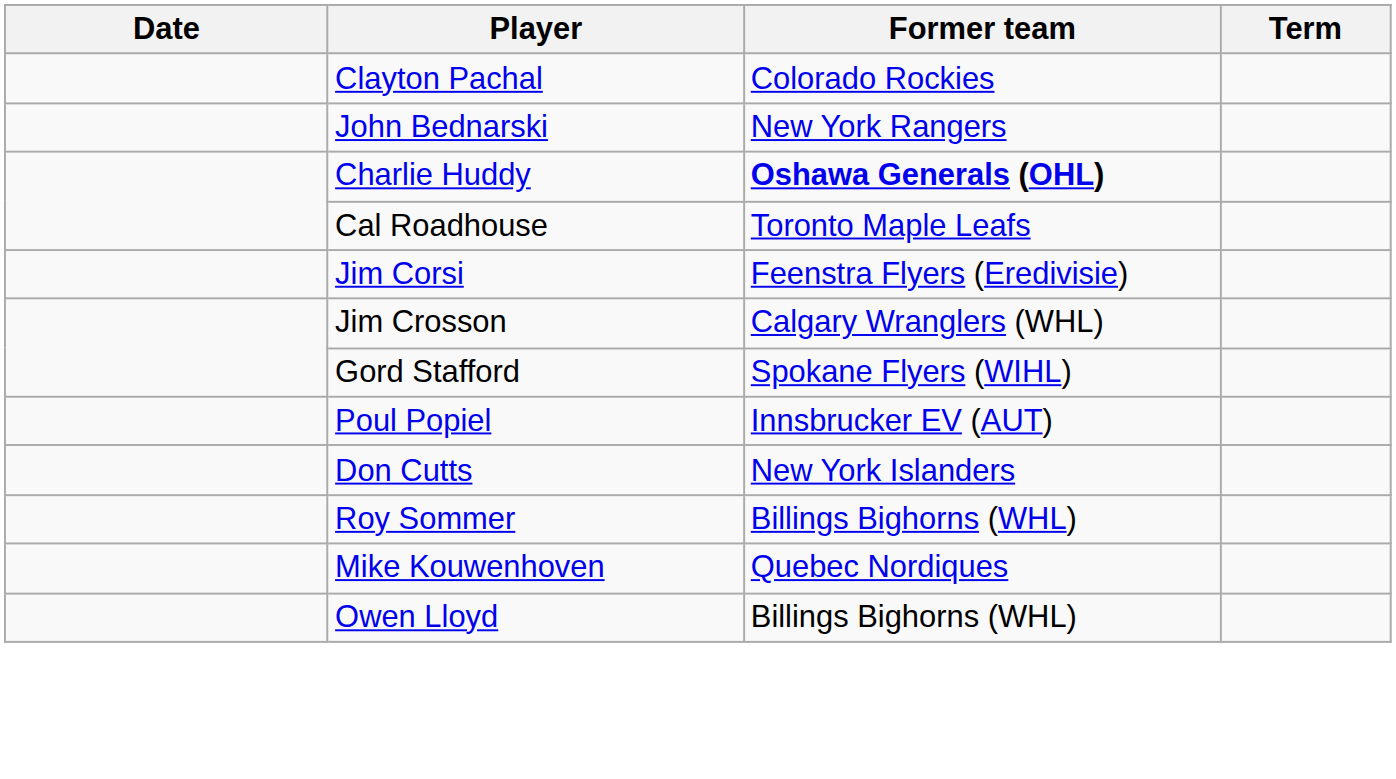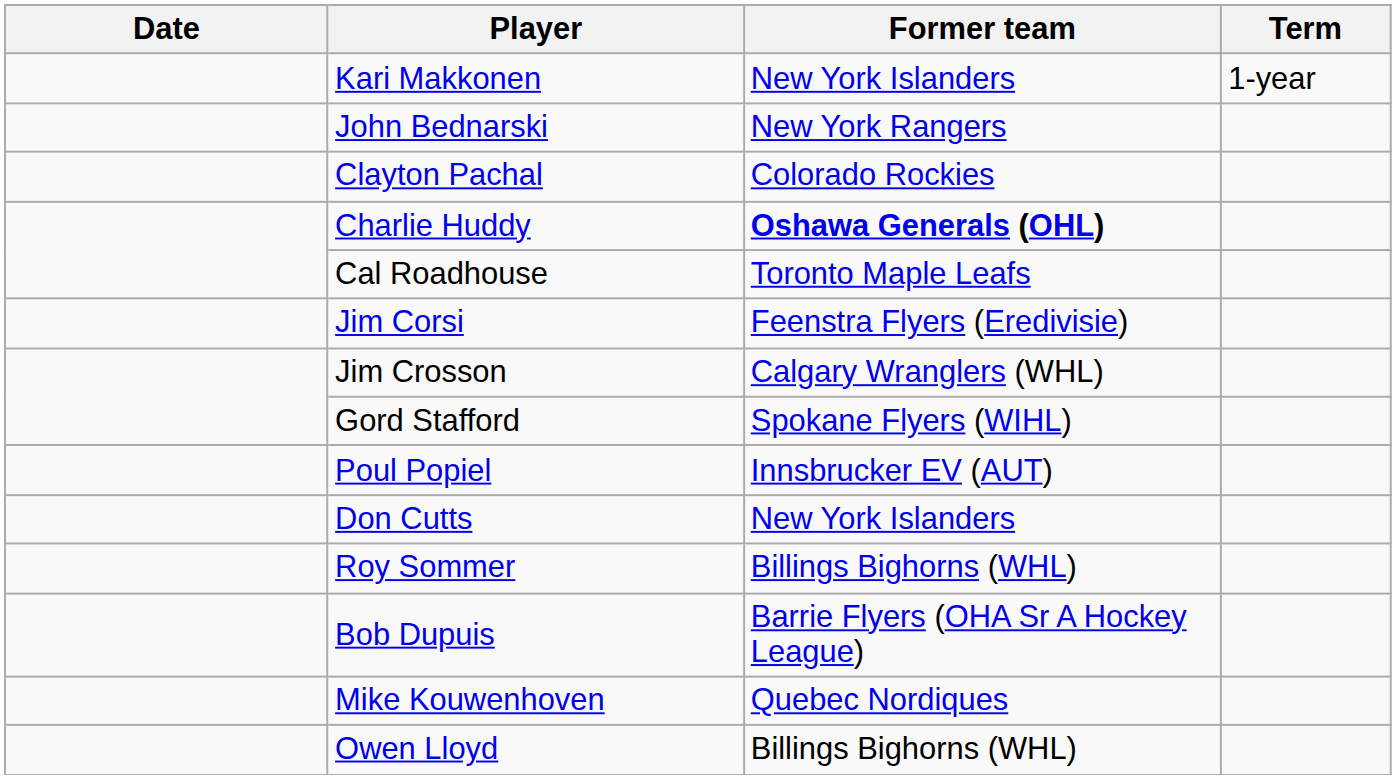+ row: (438, 77)
rows swapped: (442, 126) <-> (439, 77)
+ row: (415, 634)
